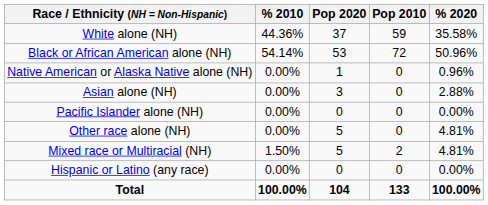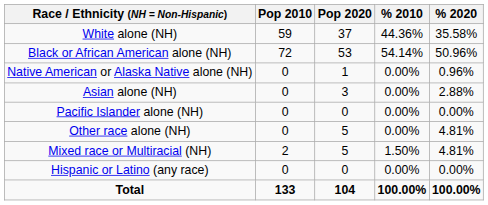columns swapped: (399, 14) <-> (282, 14)
